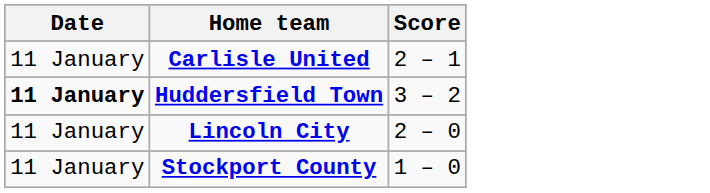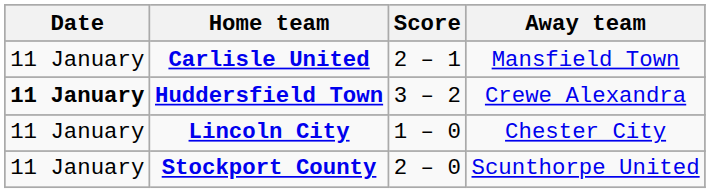+ column: (586, 23)
(427, 132) 2 – 0 -> (427, 132) 1 – 0
(427, 169) 1 – 0 -> (427, 169) 2 – 0
